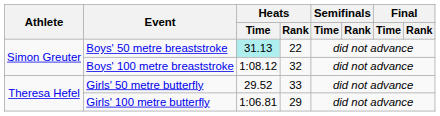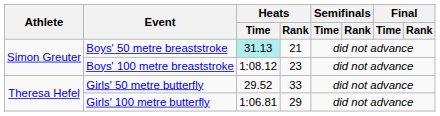(296, 49) 22 -> (296, 49) 21
(296, 67) 32 -> (296, 67) 23
